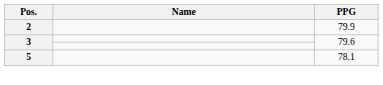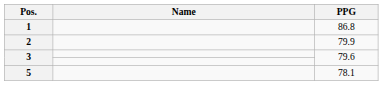+ row: (29, 27)
